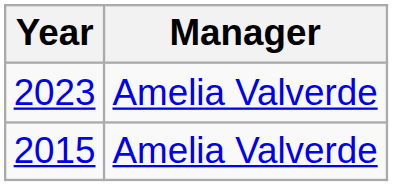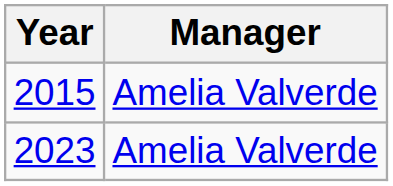rows swapped: (55, 150) <-> (55, 92)
